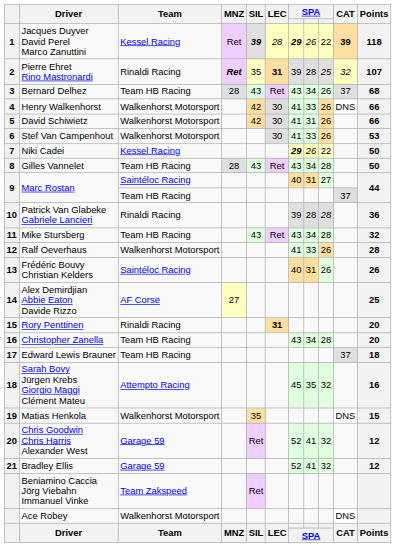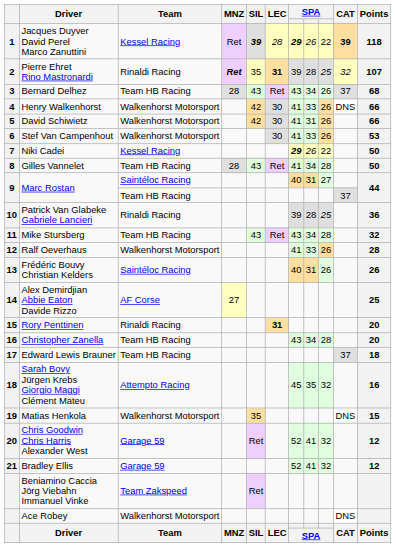(296, 165) 43 -> (296, 165) 41
(326, 215) 28 -> (326, 215) 25
